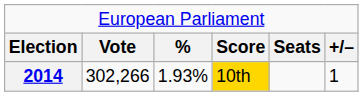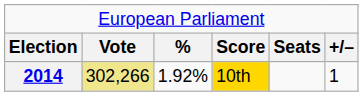(118, 75) no background -> (118, 75) khaki background
(183, 75) 1.93% -> (183, 75) 1.92%
